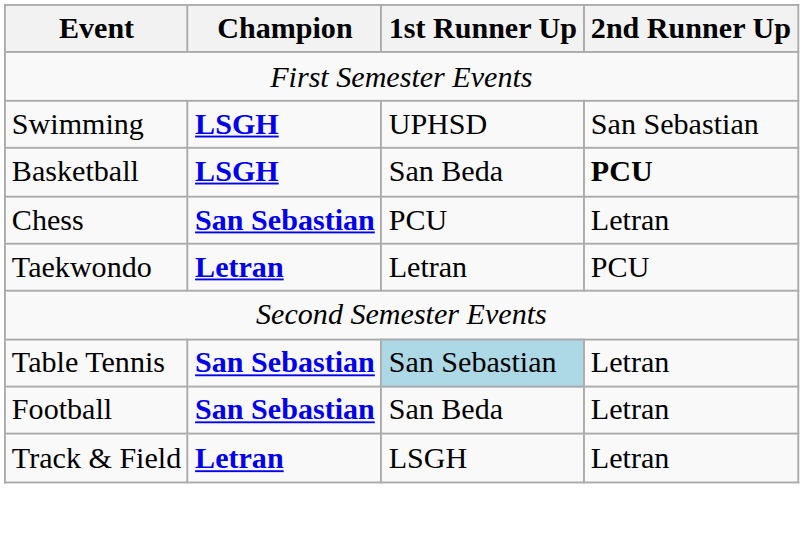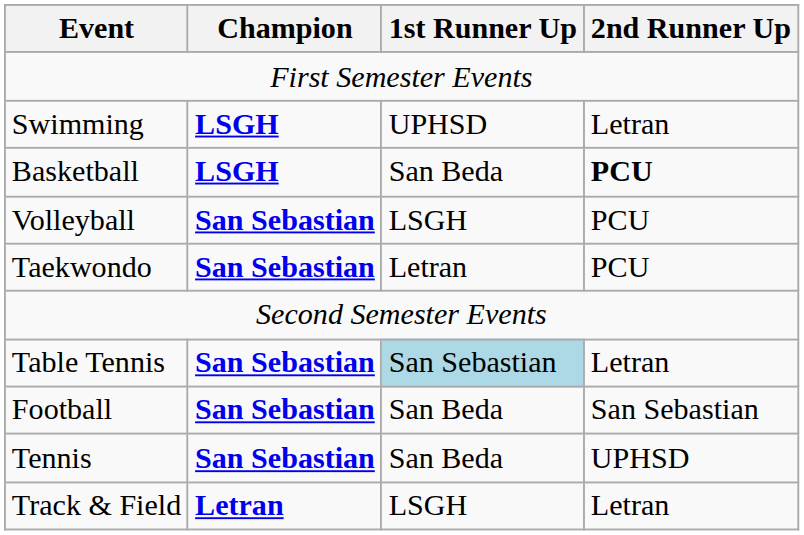(675, 123) San Sebastian -> (630, 123) Letran
+ row: (73, 219)
- row: (48, 219)
(239, 266) Letran -> (285, 266) San Sebastian
(630, 409) Letran -> (675, 409) San Sebastian
+ row: (52, 457)
